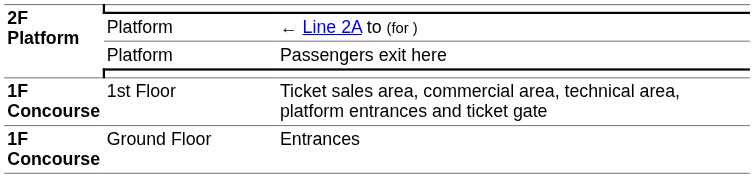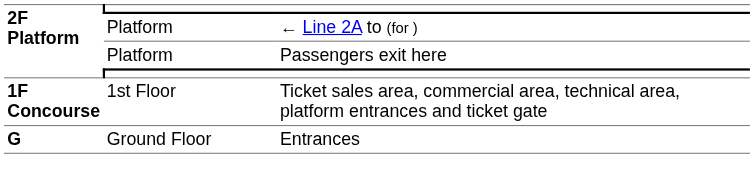(54, 149) 1F Concourse -> (14, 139) G
